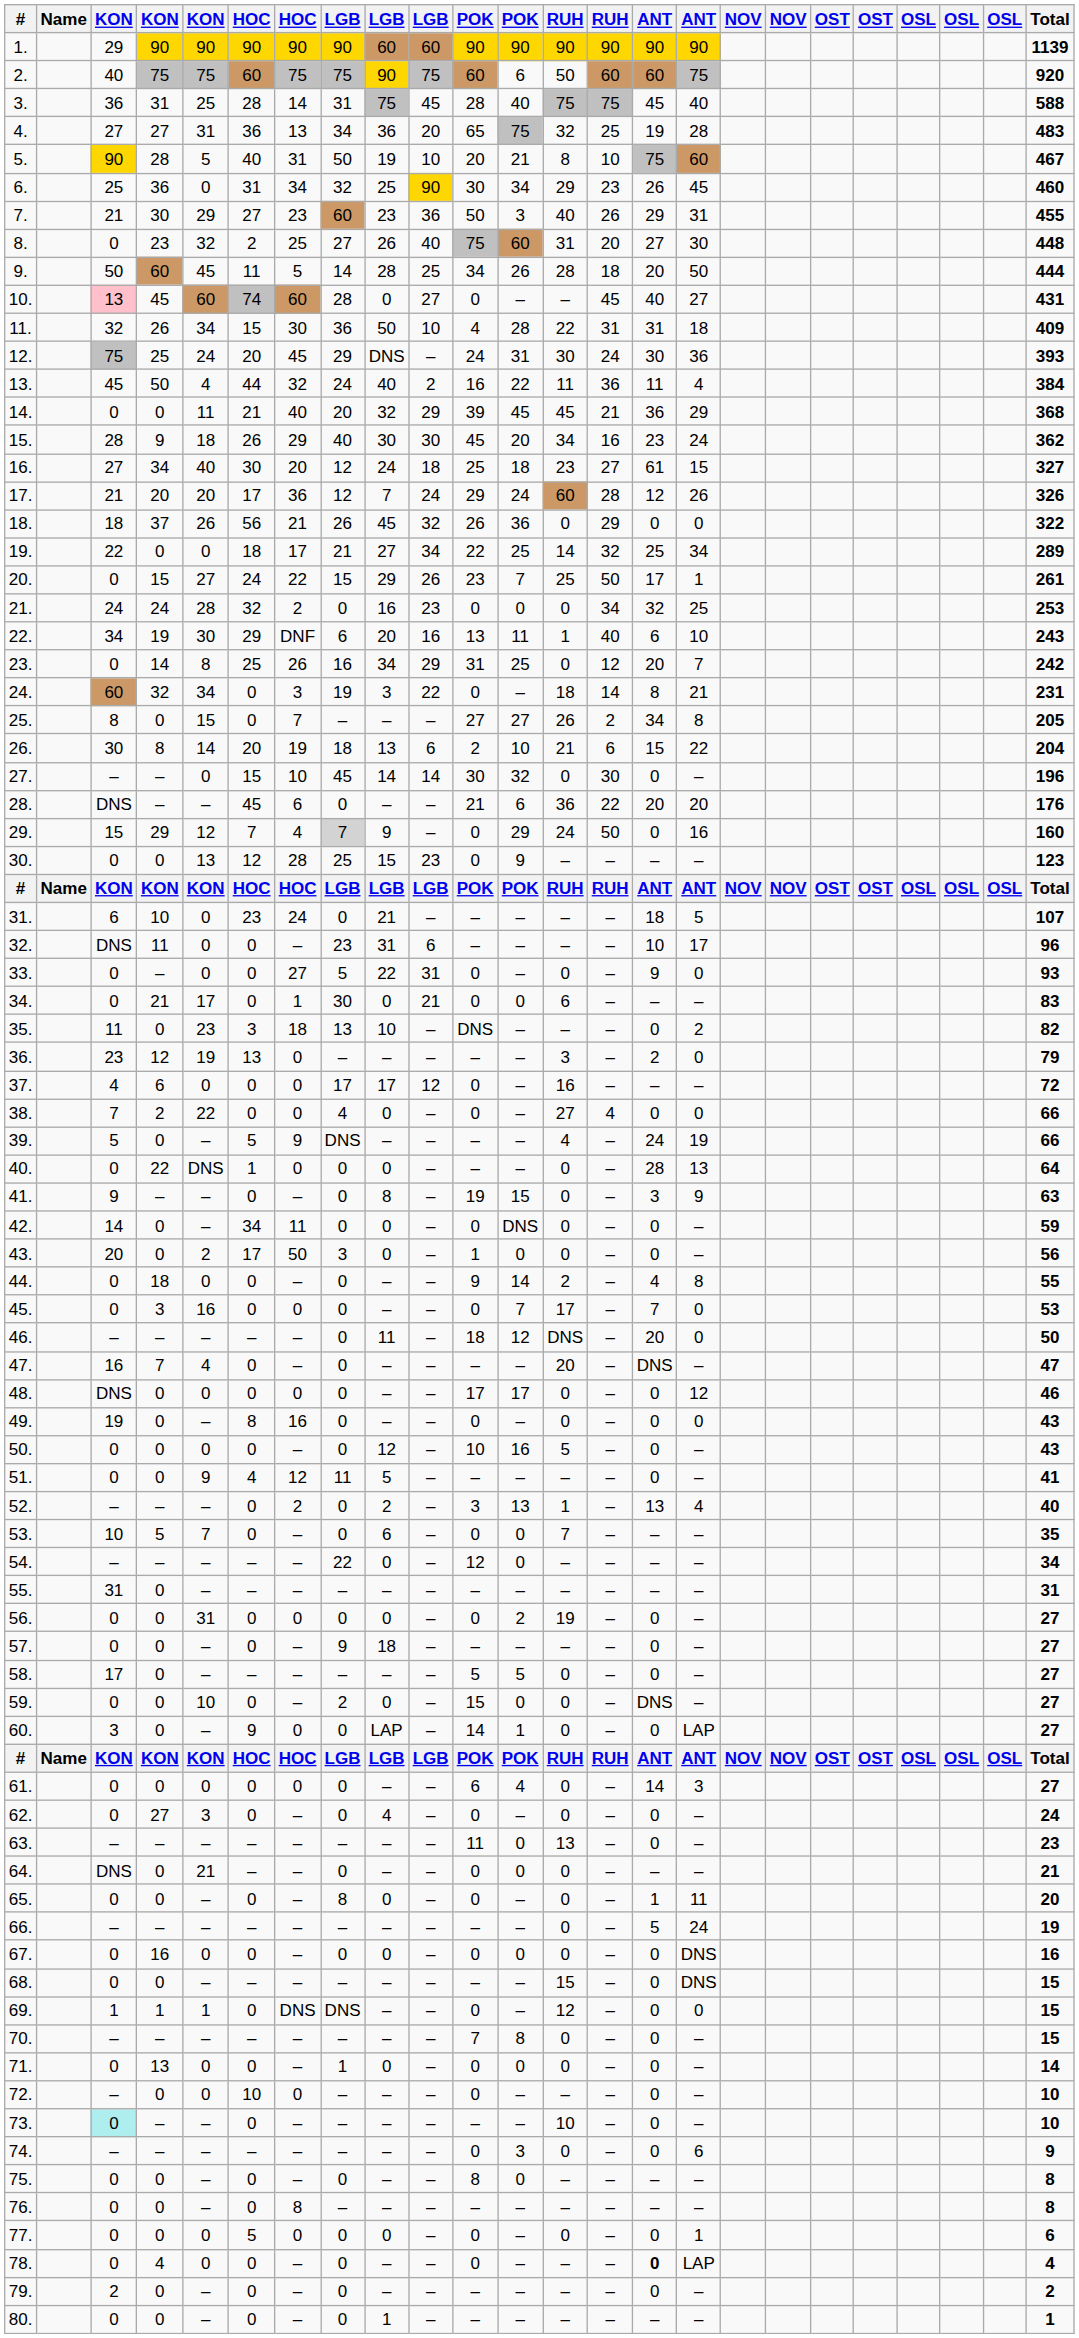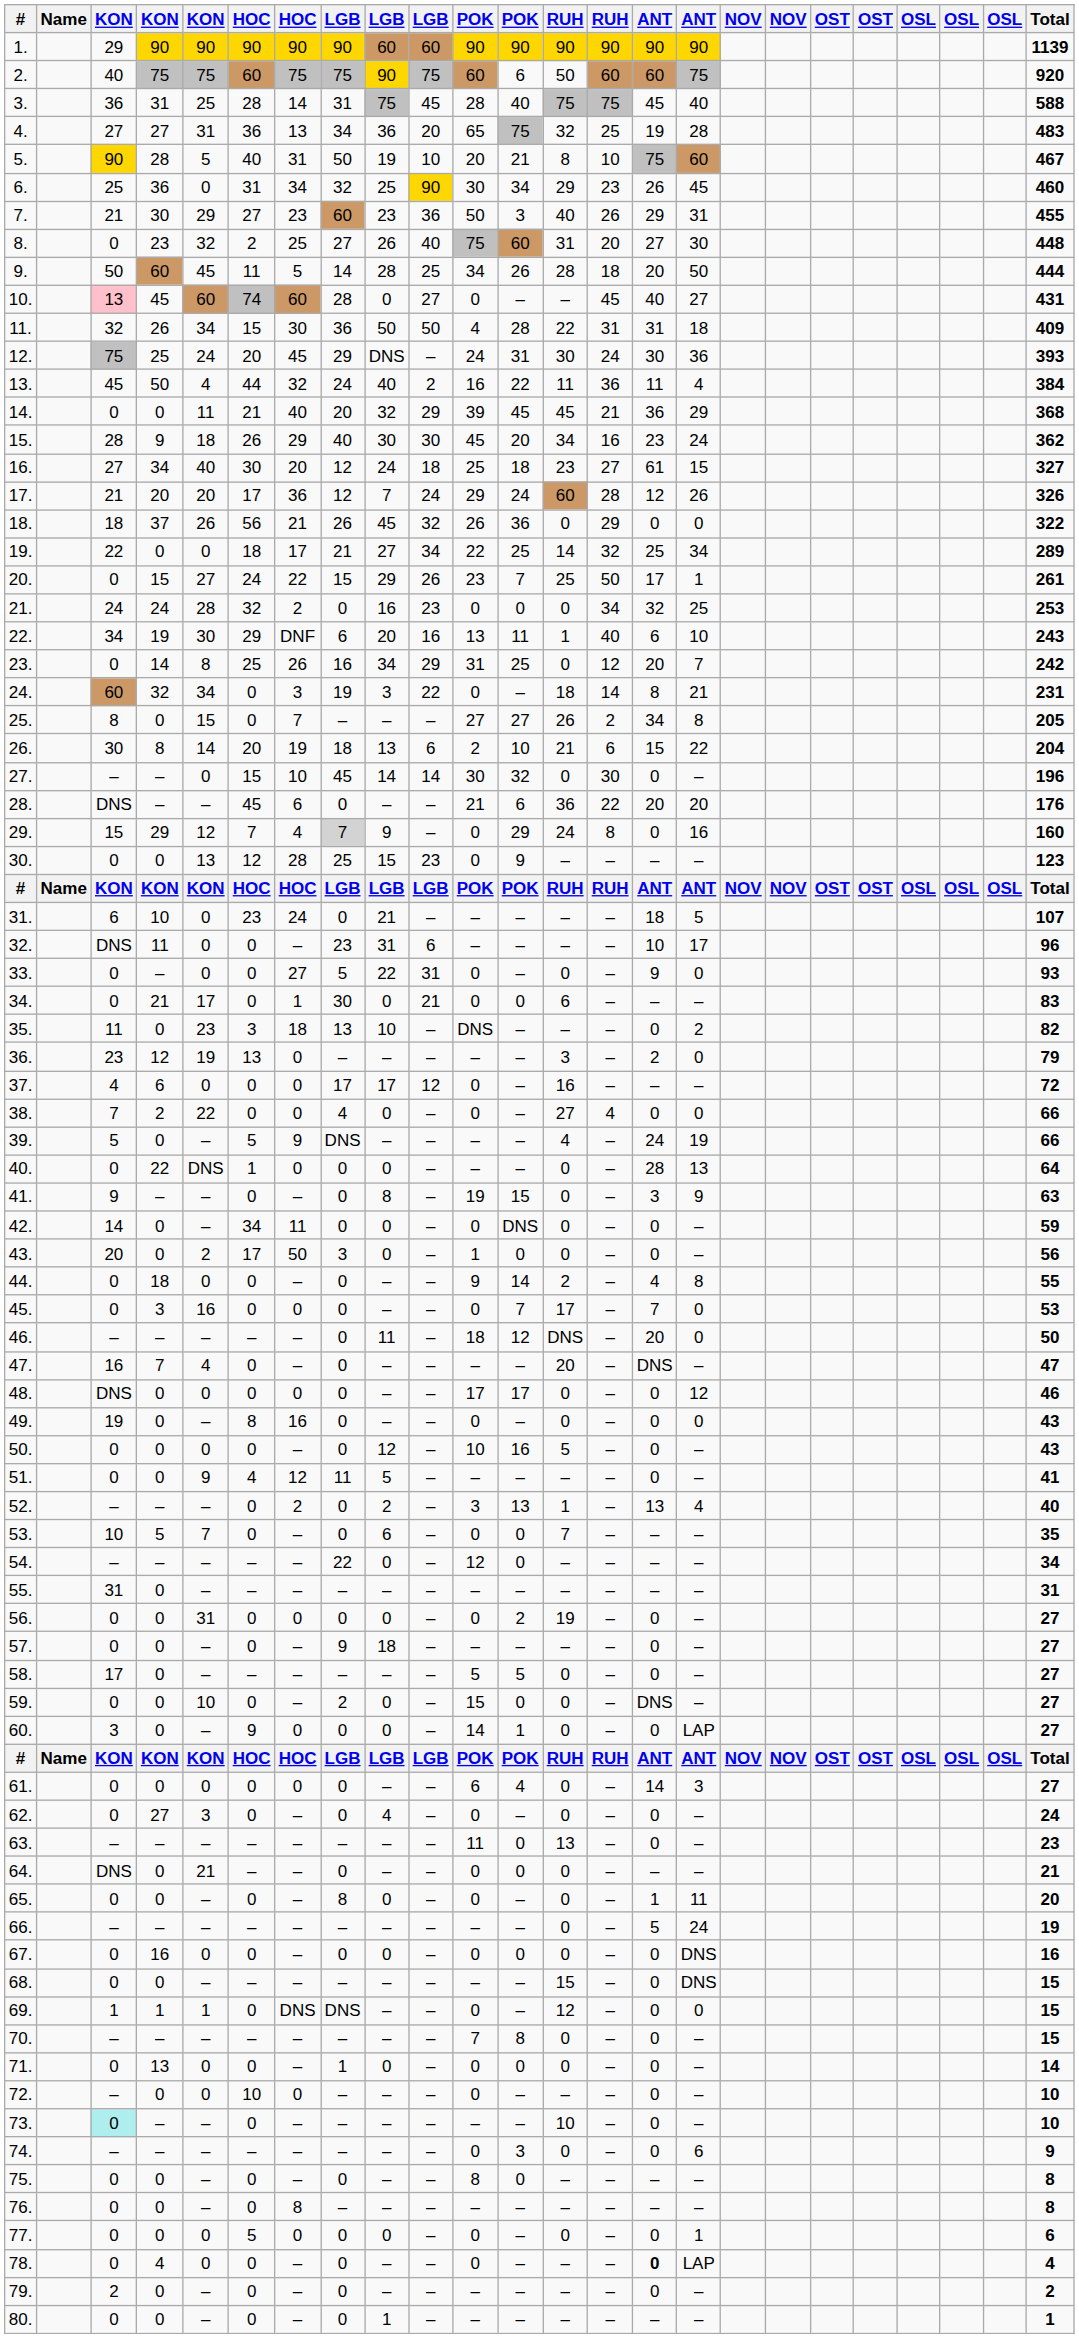(431, 327) 10 -> (431, 327) 50
(610, 832) 50 -> (610, 832) 8
(387, 1730) LAP -> (387, 1730) 0
